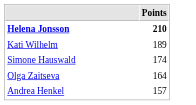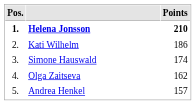+ column: (15, 12)
(160, 44) 189 -> (181, 44) 186
(160, 75) 164 -> (181, 75) 162
